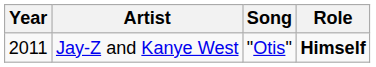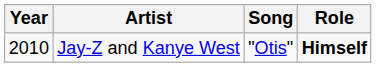(28, 47) 2011 -> (29, 47) 2010
